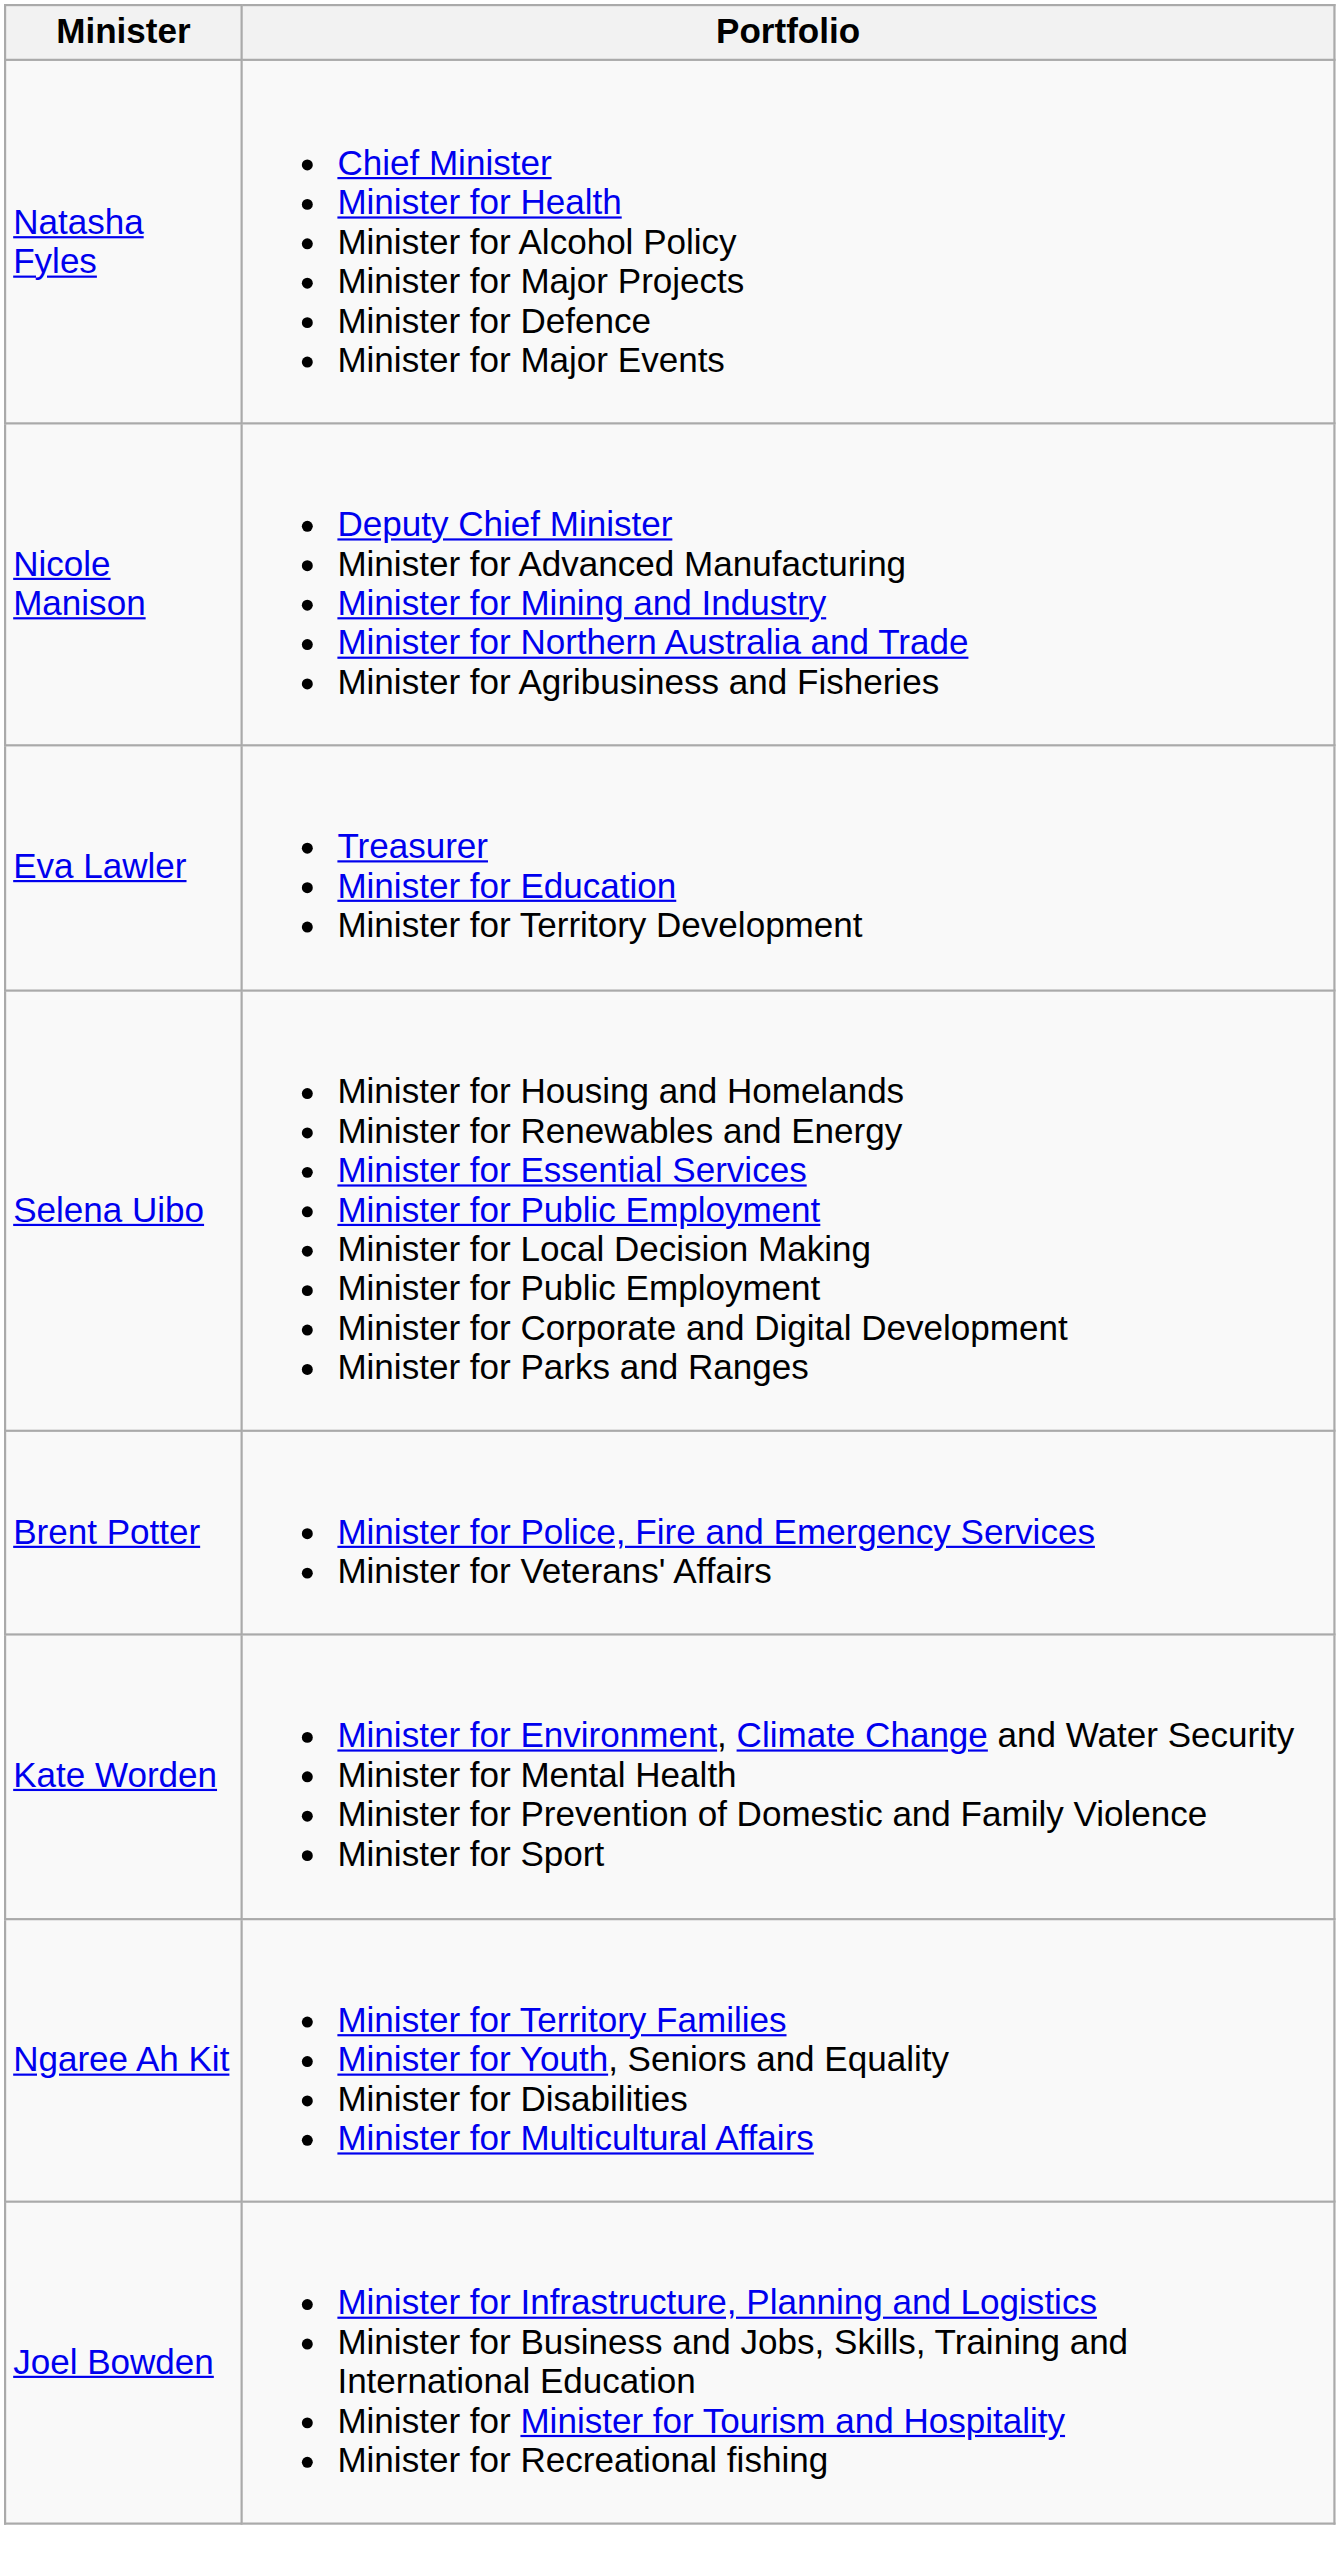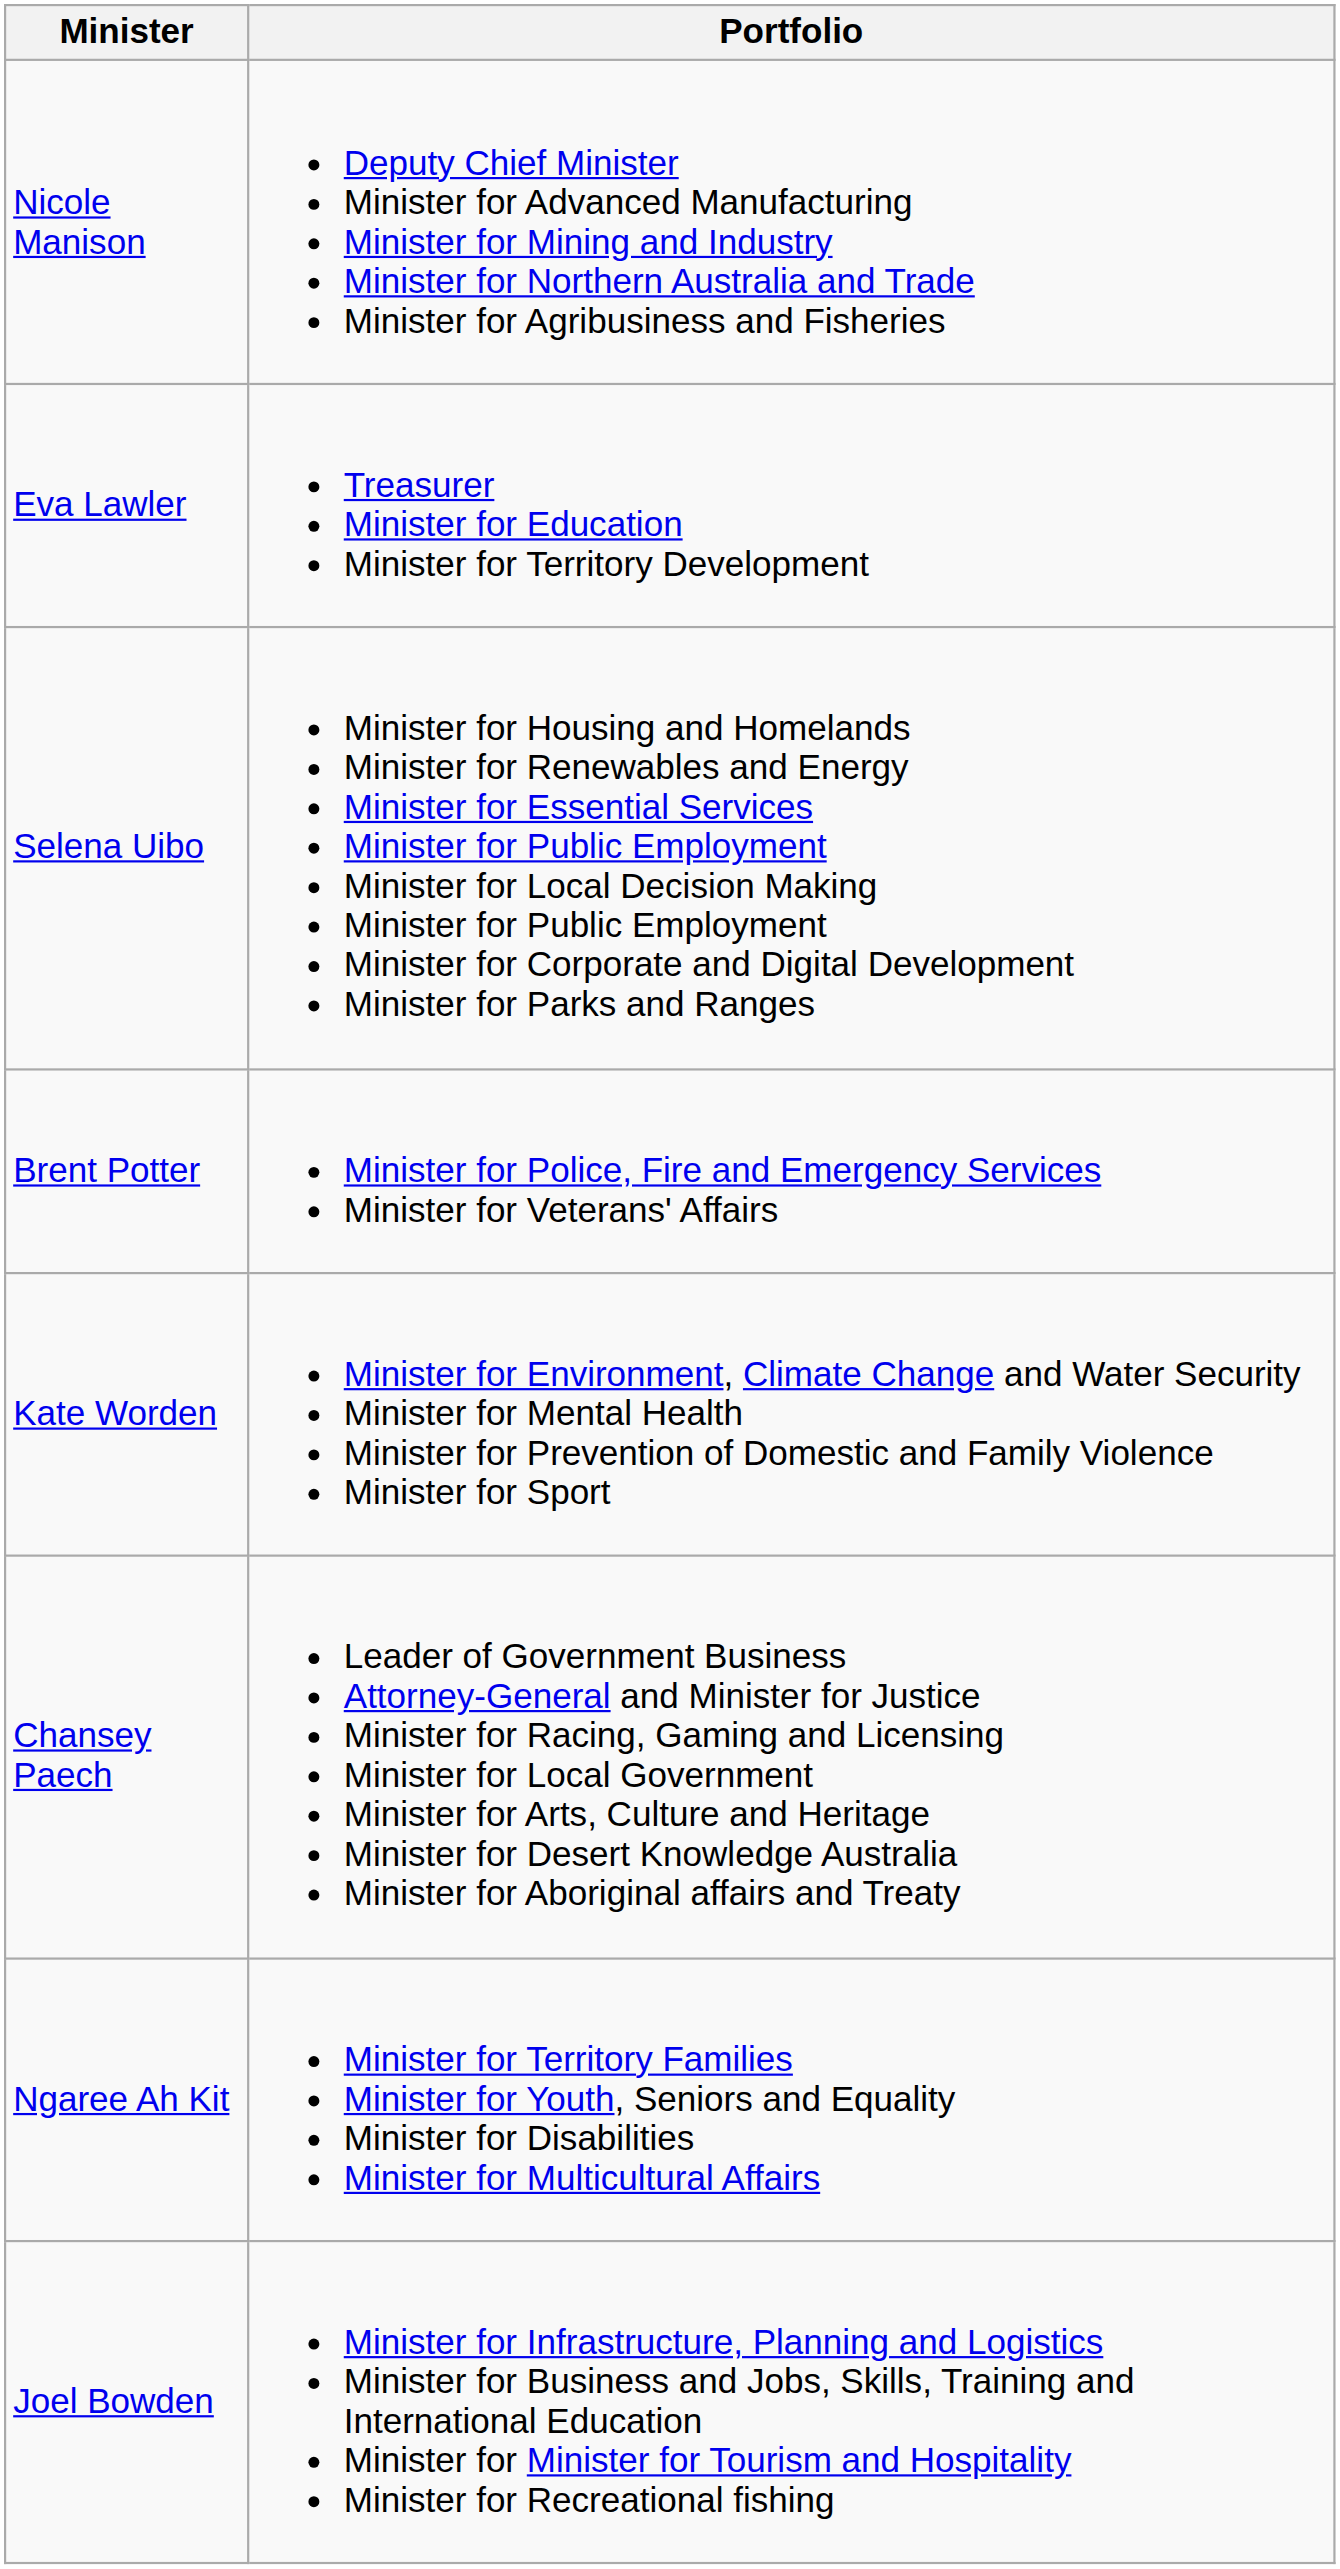- row: (78, 241)
+ row: (82, 1756)
